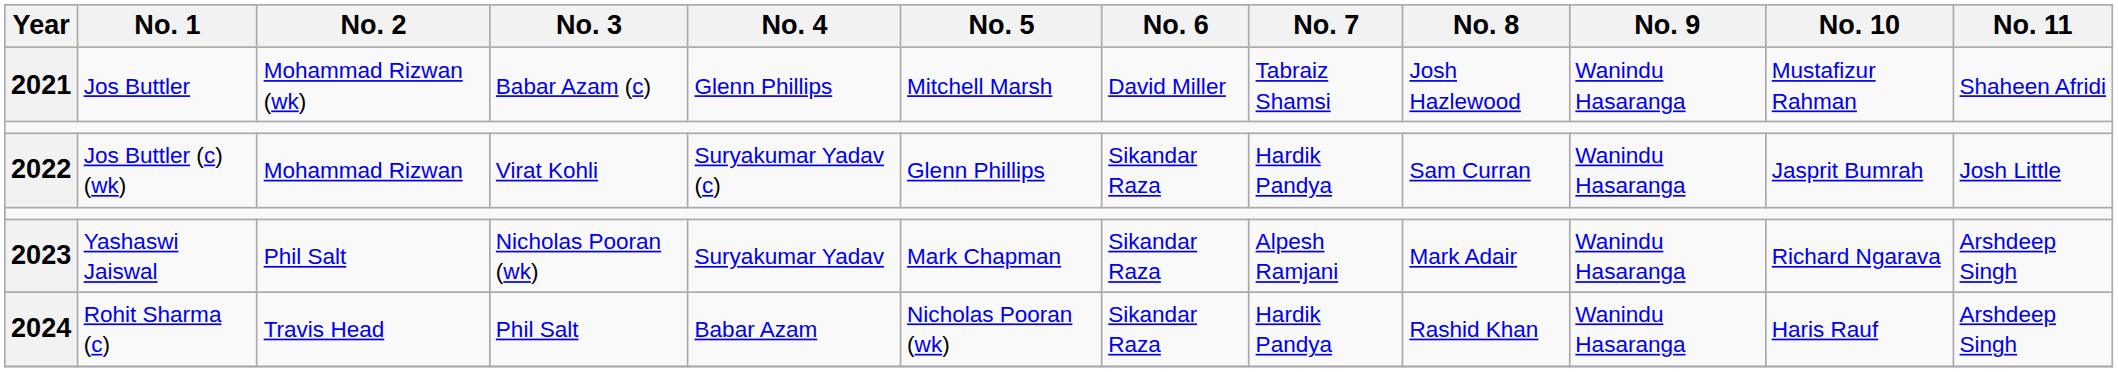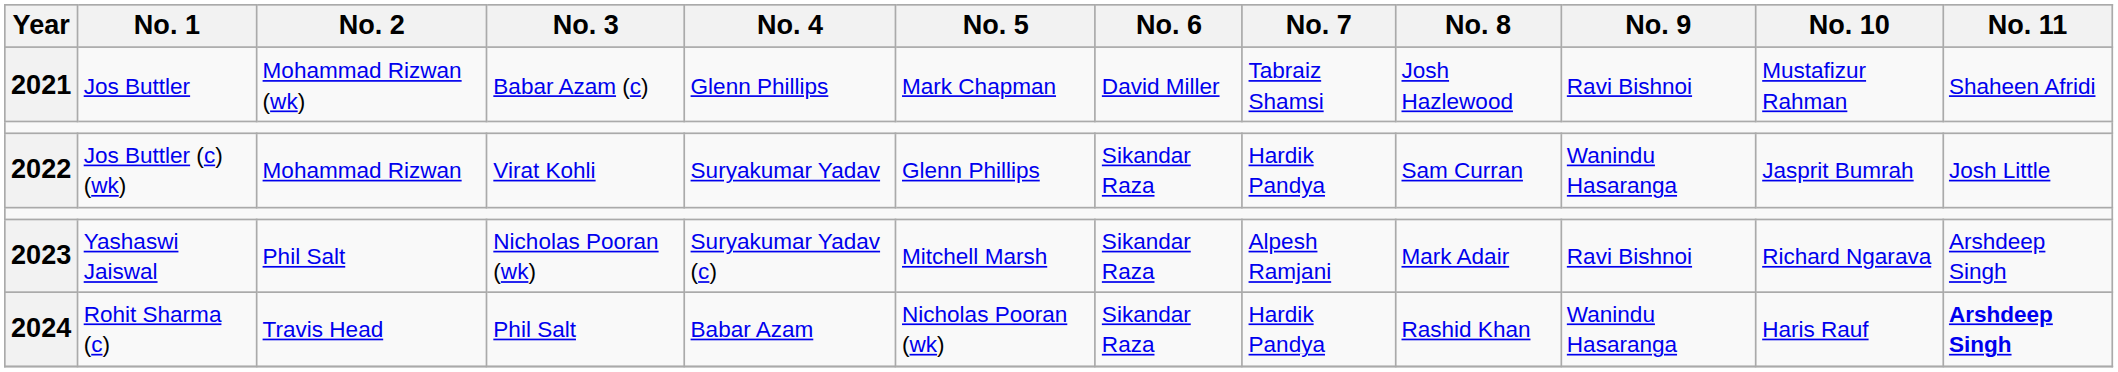(980, 85) Mitchell Marsh -> (979, 85) Mark Chapman
(1630, 85) Wanindu Hasaranga -> (1629, 85) Ravi Bishnoi
(789, 171) Suryakumar Yadav (c) -> (785, 171) Suryakumar Yadav
(789, 257) Suryakumar Yadav -> (785, 257) Suryakumar Yadav (c)
(984, 257) Mark Chapman -> (975, 257) Mitchell Marsh
(1630, 257) Wanindu Hasaranga -> (1629, 257) Ravi Bishnoi
(2008, 330) normal -> (2001, 328) bold
